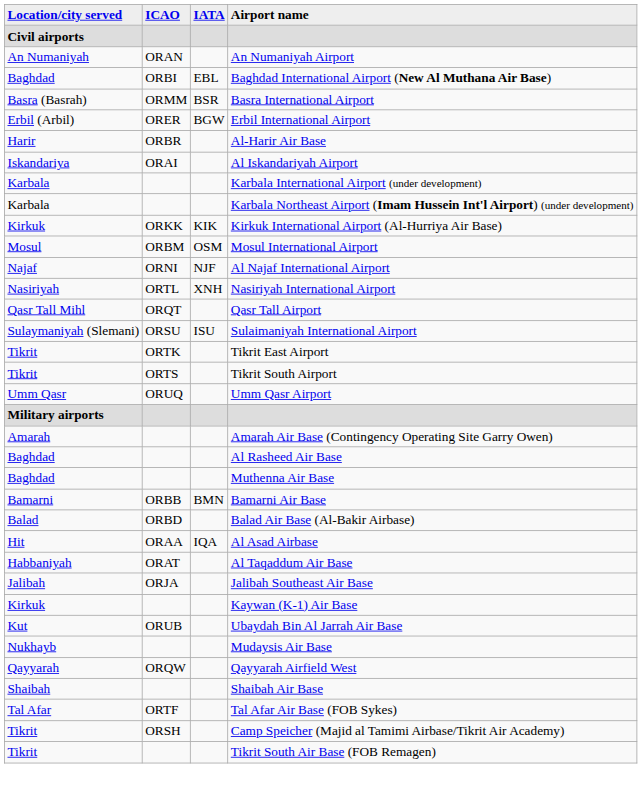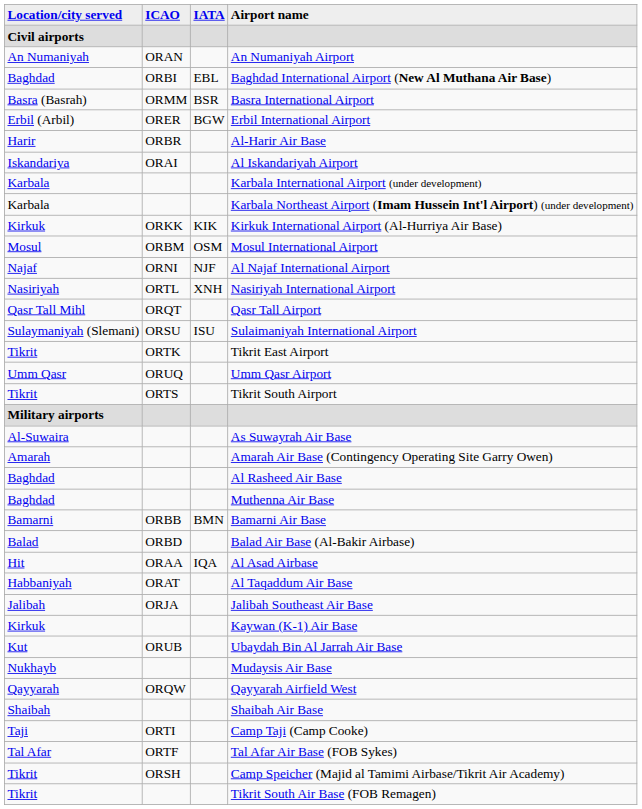rows swapped: (22, 373) <-> (37, 394)
+ row: (38, 436)
+ row: (18, 731)
